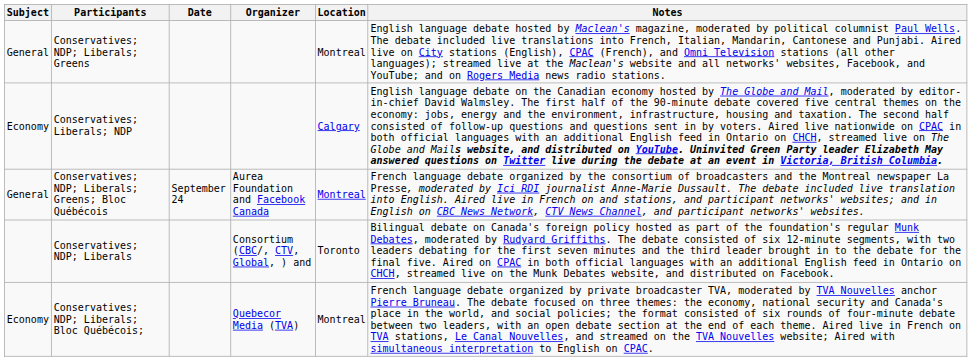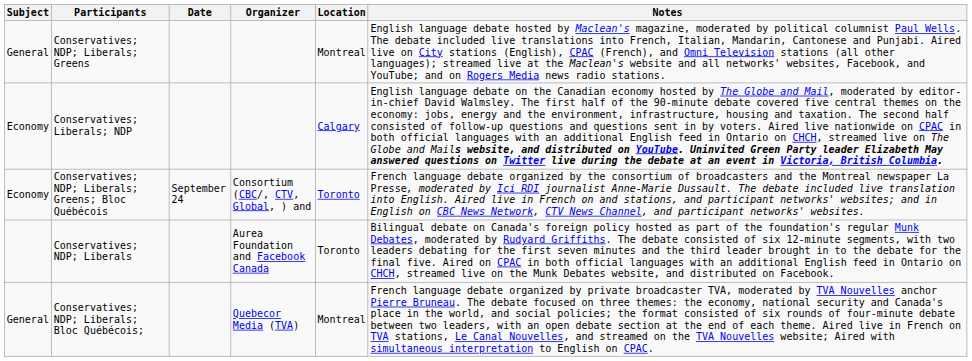(28, 194) General -> (28, 194) Economy
(269, 194) Aurea Foundation and Facebook Canada -> (272, 194) Consortium (CBC/, CTV, Global, ) and
(342, 194) Montreal -> (339, 194) Toronto
(272, 251) Consortium (CBC/, CTV, Global, ) and -> (269, 251) Aurea Foundation and Facebook Canada
(28, 319) Economy -> (28, 319) General
